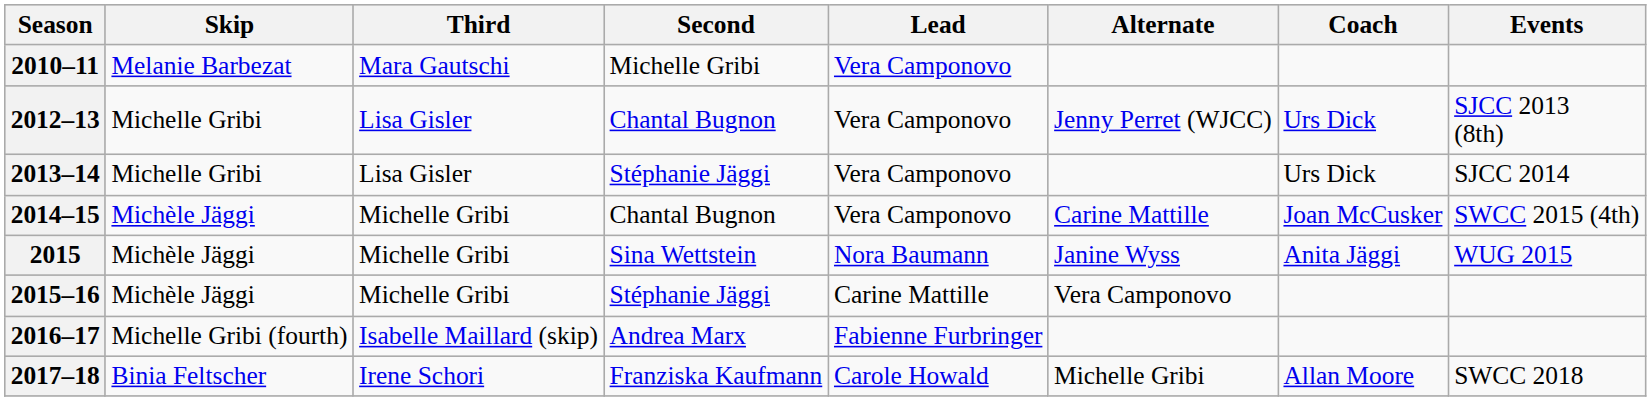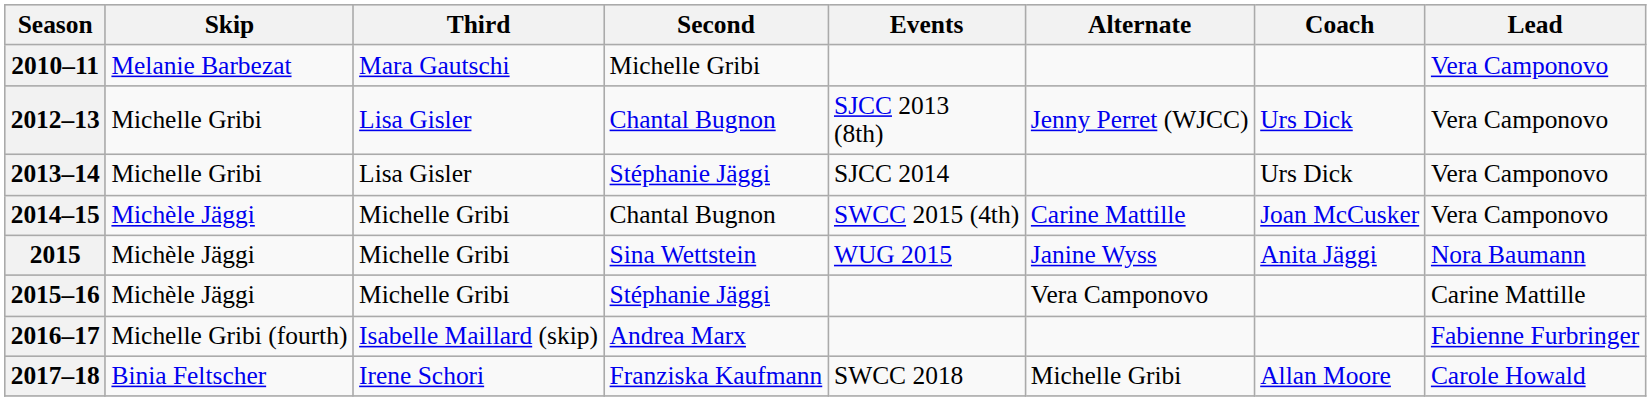columns swapped: (938, 24) <-> (1547, 24)
